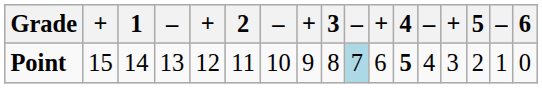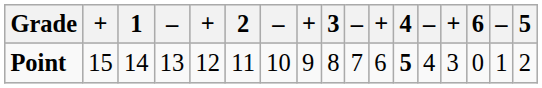columns swapped: (478, 23) <-> (525, 23)
(357, 62) lightblue background -> (357, 62) no background
